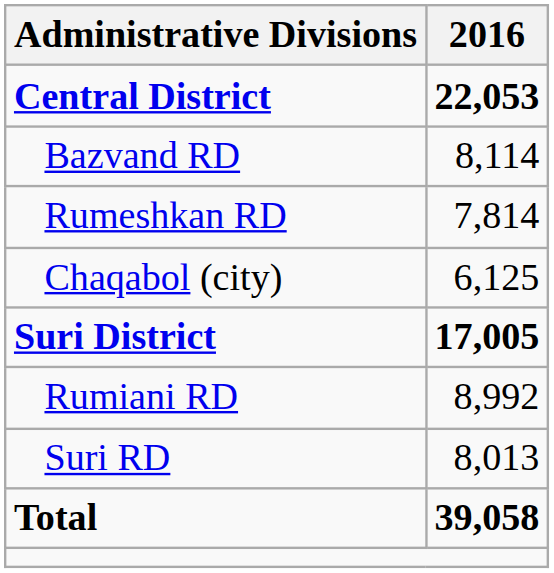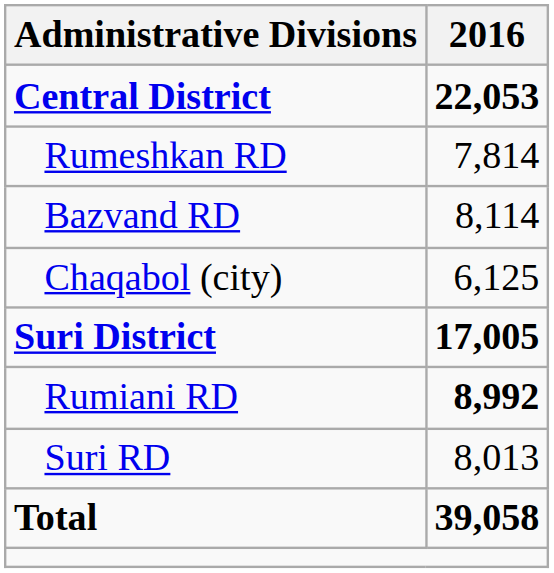rows swapped: (142, 155) <-> (166, 215)
(496, 397) normal -> (496, 397) bold
